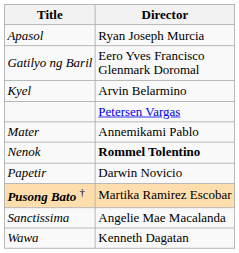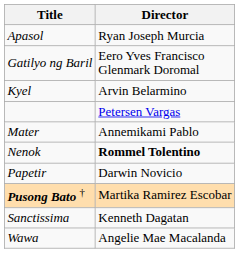(162, 217) Angelie Mae Macalanda -> (143, 217) Kenneth Dagatan
(143, 238) Kenneth Dagatan -> (162, 238) Angelie Mae Macalanda
